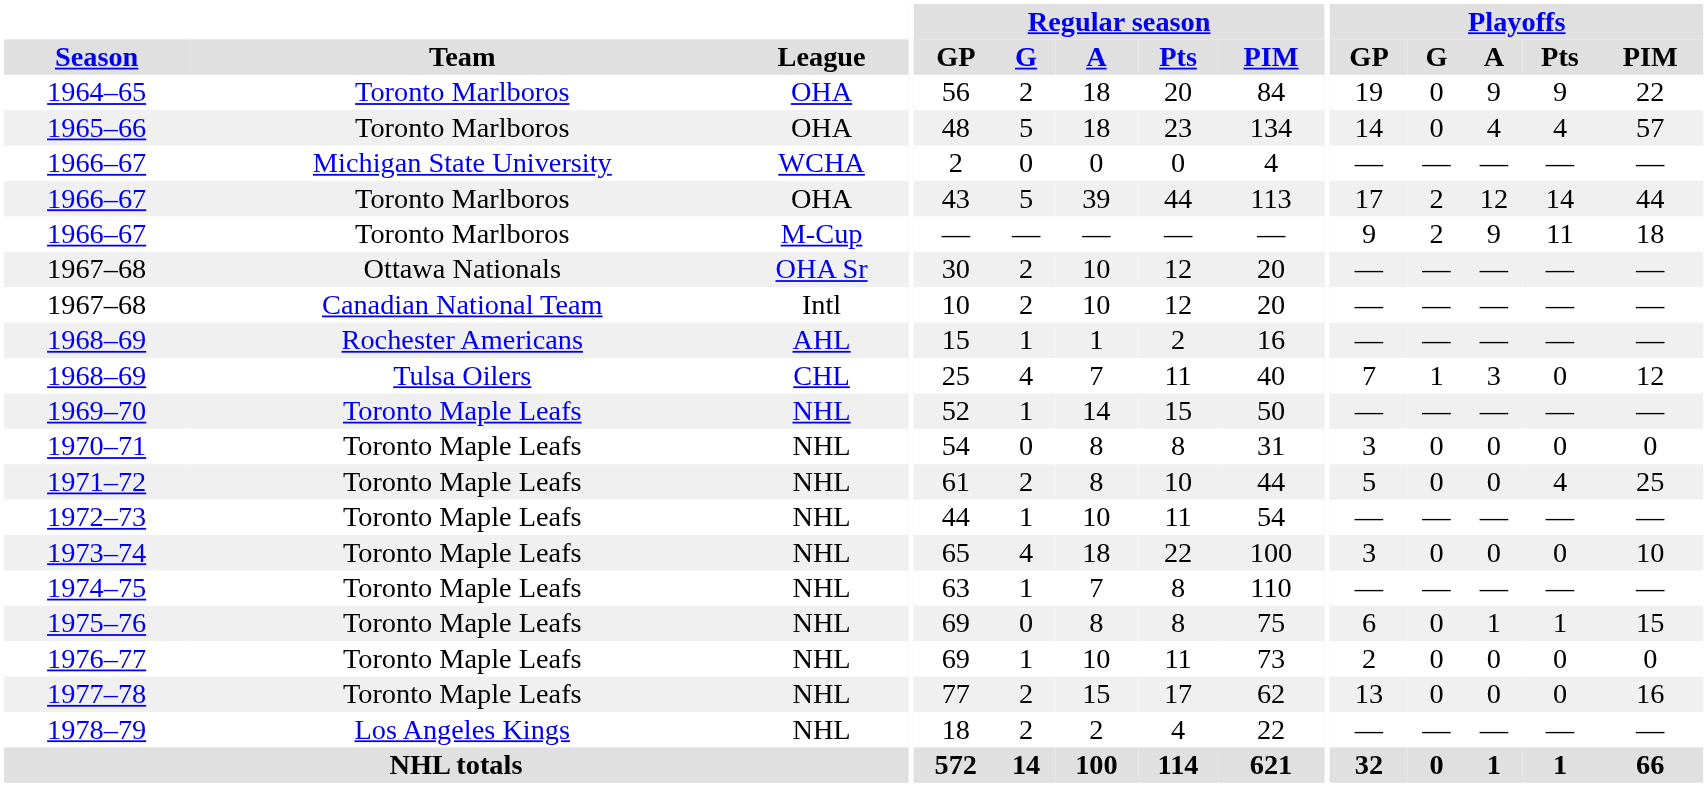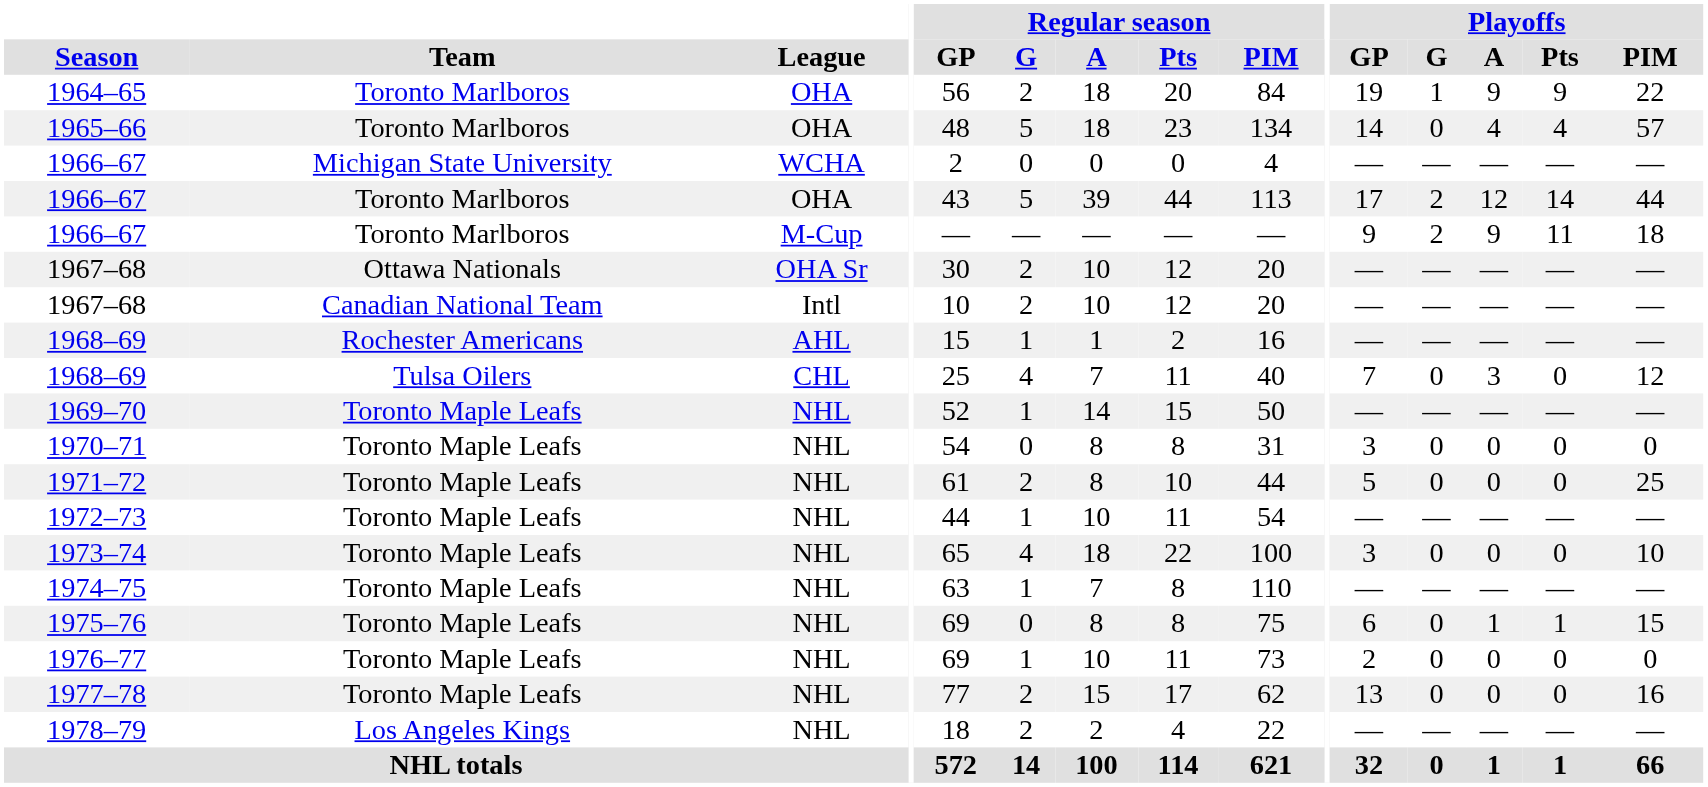(1436, 92) 0 -> (1436, 92) 1
(1436, 375) 1 -> (1436, 375) 0
(1560, 481) 4 -> (1560, 481) 0
